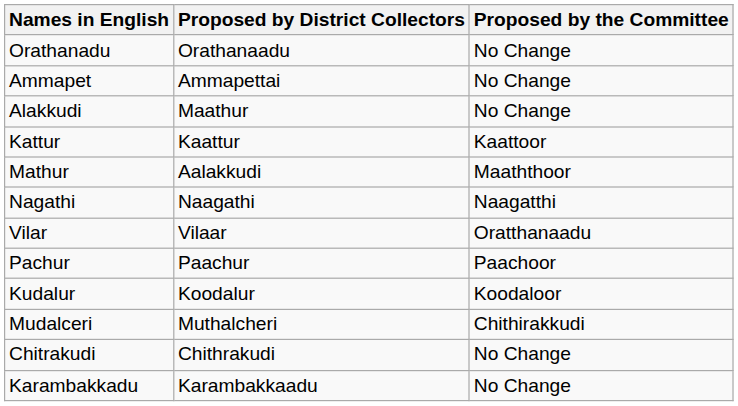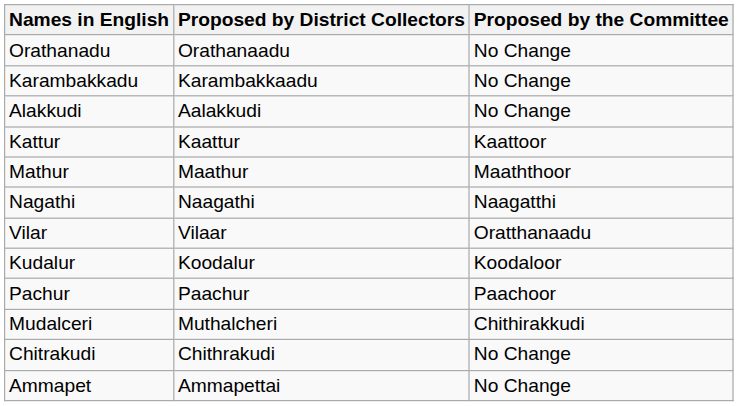rows swapped: (50, 80) <-> (74, 385)
(213, 111) Maathur -> (220, 111) Aalakkudi
(220, 171) Aalakkudi -> (213, 171) Maathur
rows swapped: (39, 263) <-> (42, 293)
